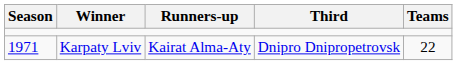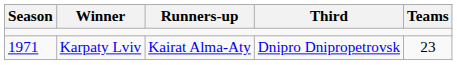(428, 47) 22 -> (428, 47) 23
